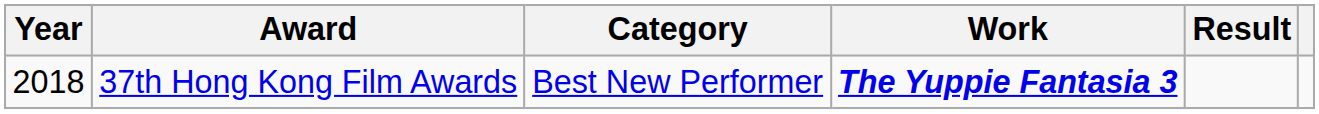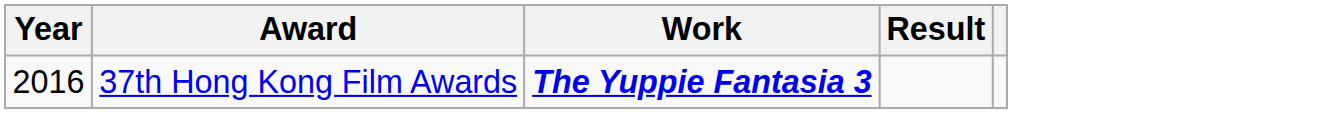- column: (678, 30)
(48, 81) 2018 -> (48, 81) 2016
